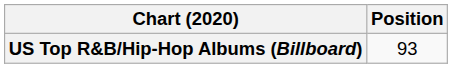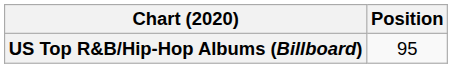(407, 48) 93 -> (407, 48) 95
